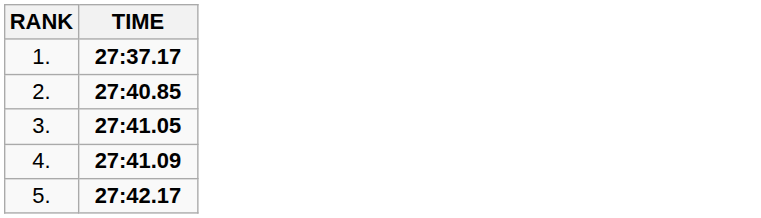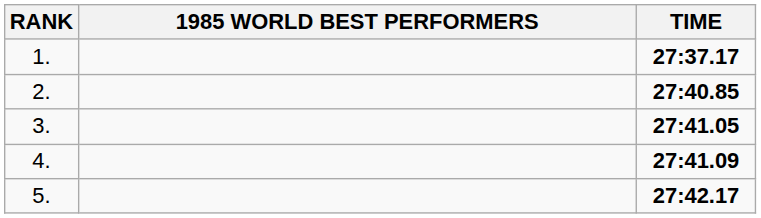+ column: (357, 21)
